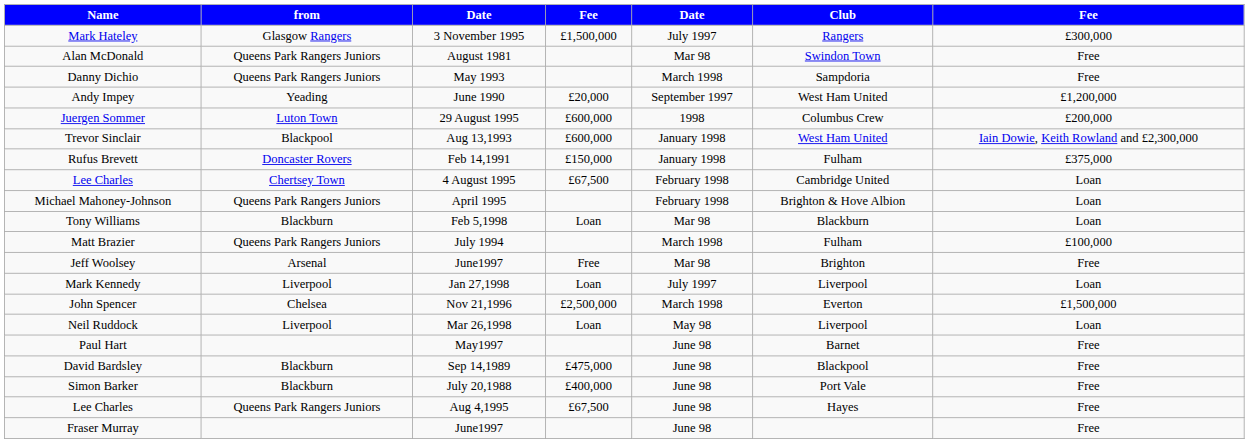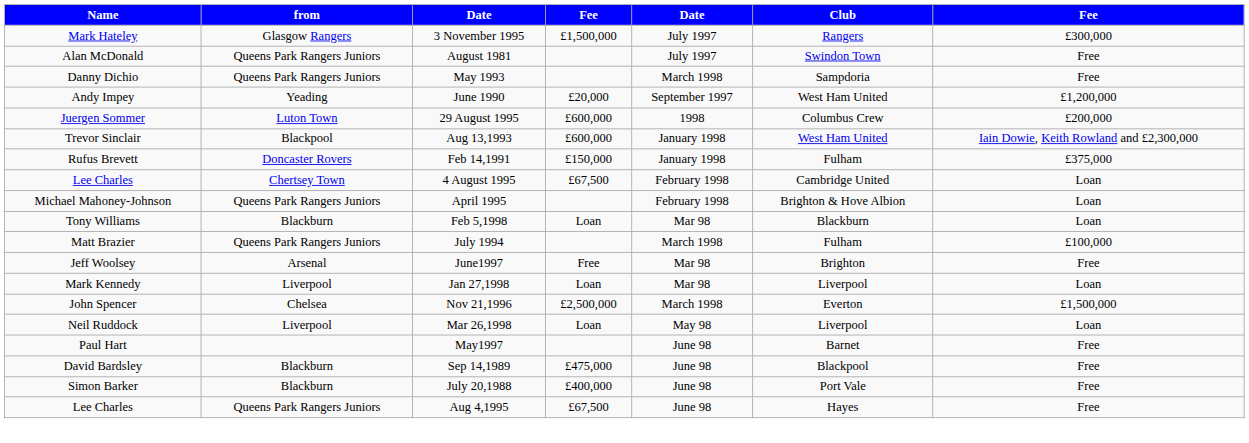(692, 56) Mar 98 -> (692, 56) July 1997
(692, 283) July 1997 -> (692, 283) Mar 98
- row: (103, 428)
